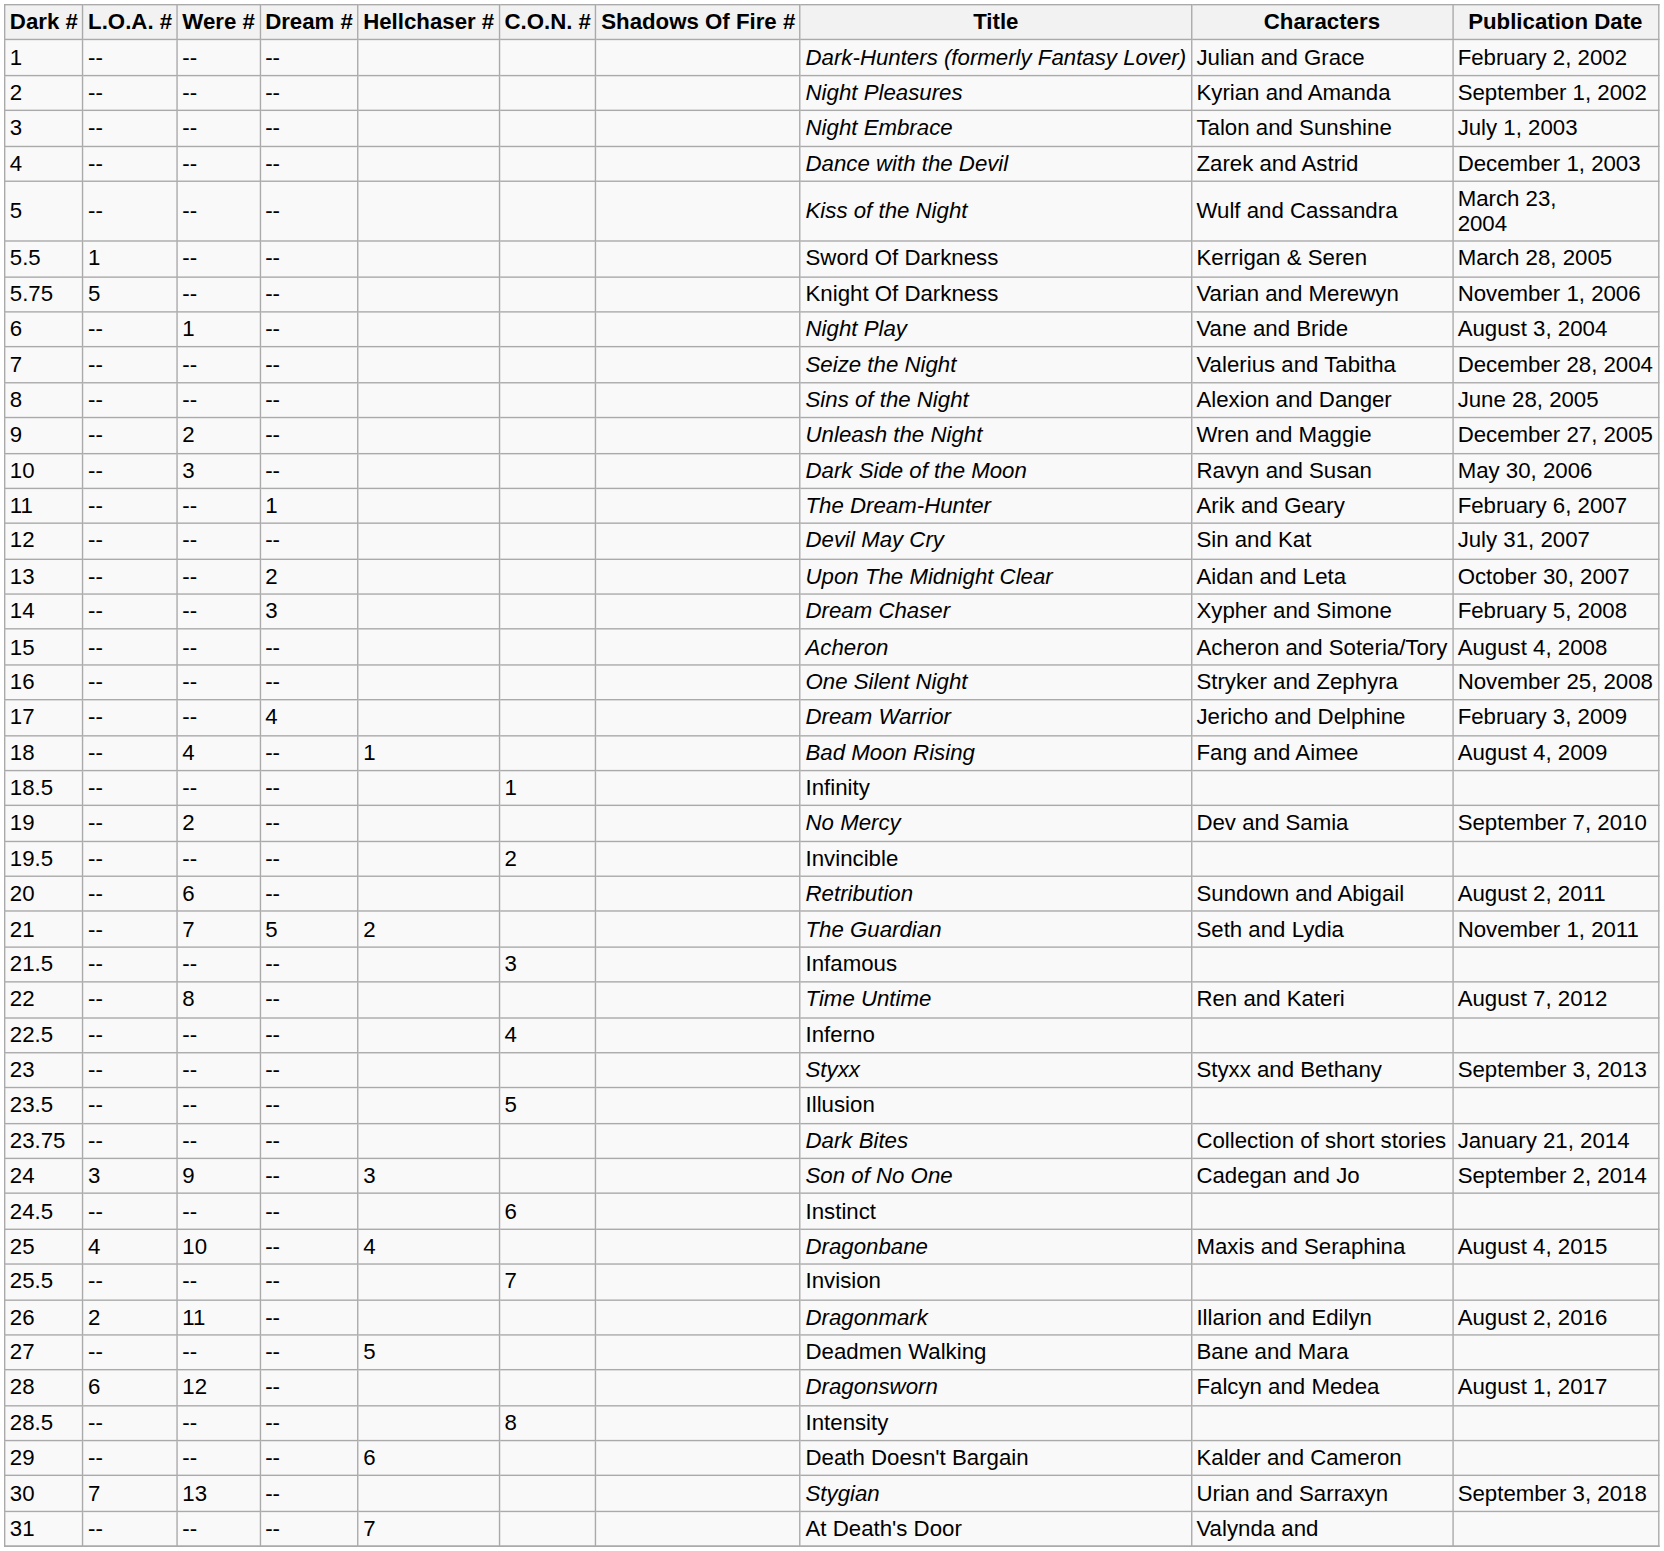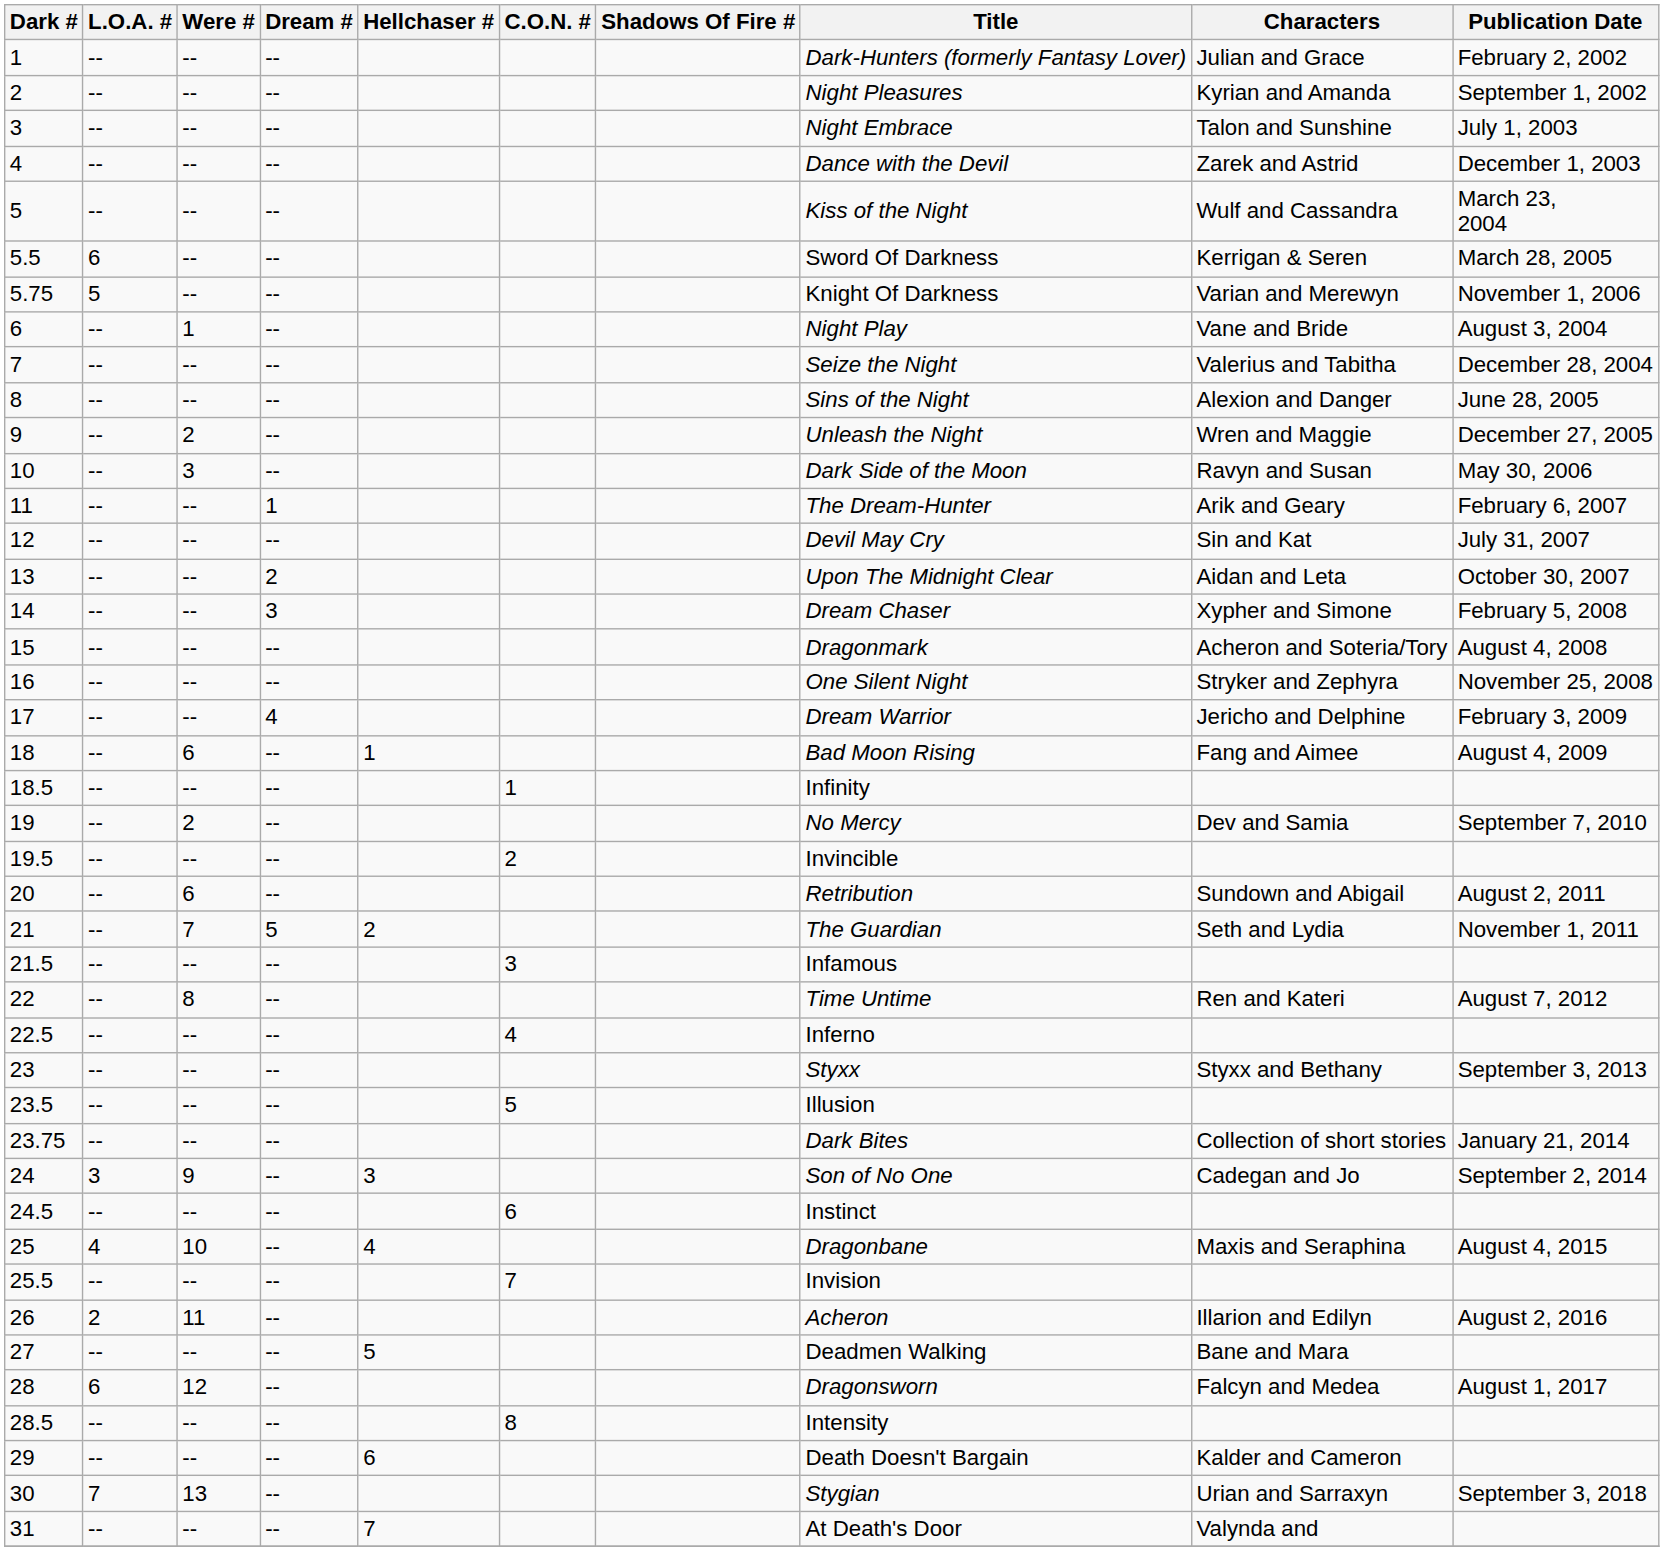(94, 258) 1 -> (94, 258) 6
(847, 646) Acheron -> (867, 646) Dragonmark
(189, 752) 4 -> (189, 752) 6
(867, 1316) Dragonmark -> (847, 1316) Acheron
